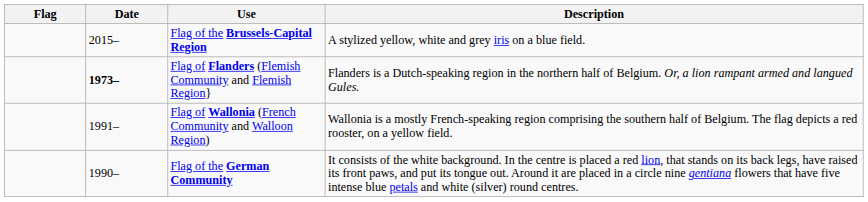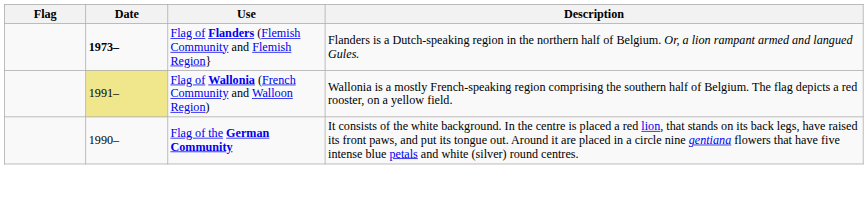- row: (241, 40)
(104, 126) no background -> (104, 93) khaki background
